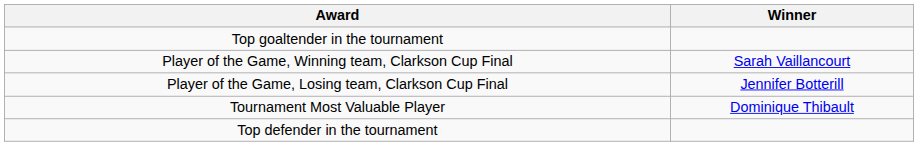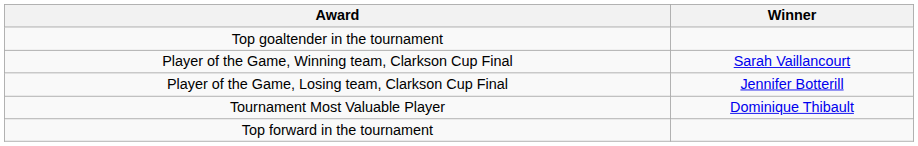+ row: (337, 130)
- row: (337, 130)
